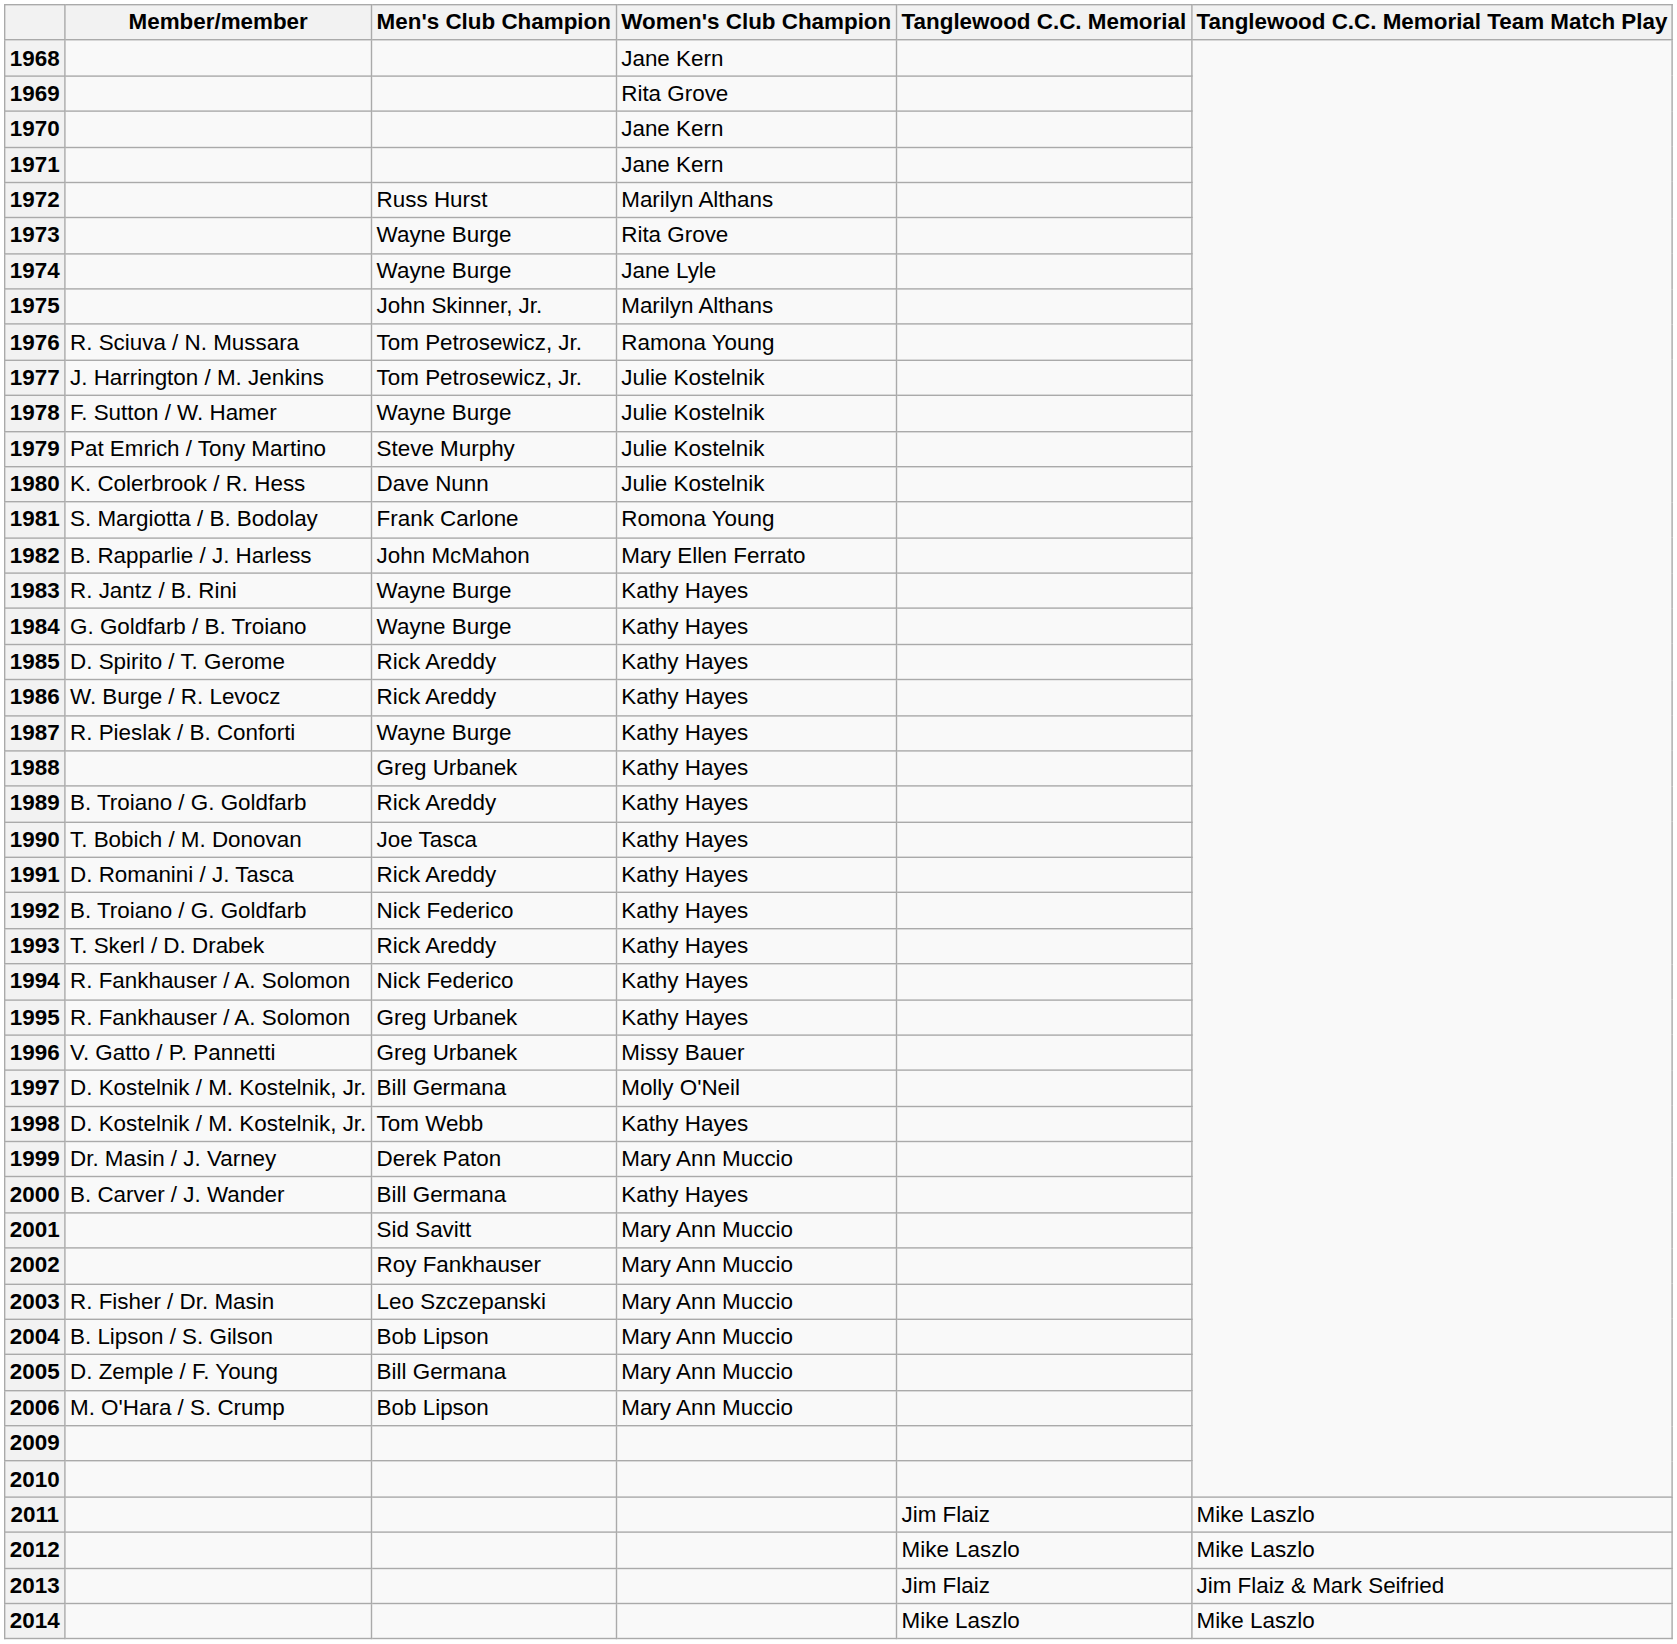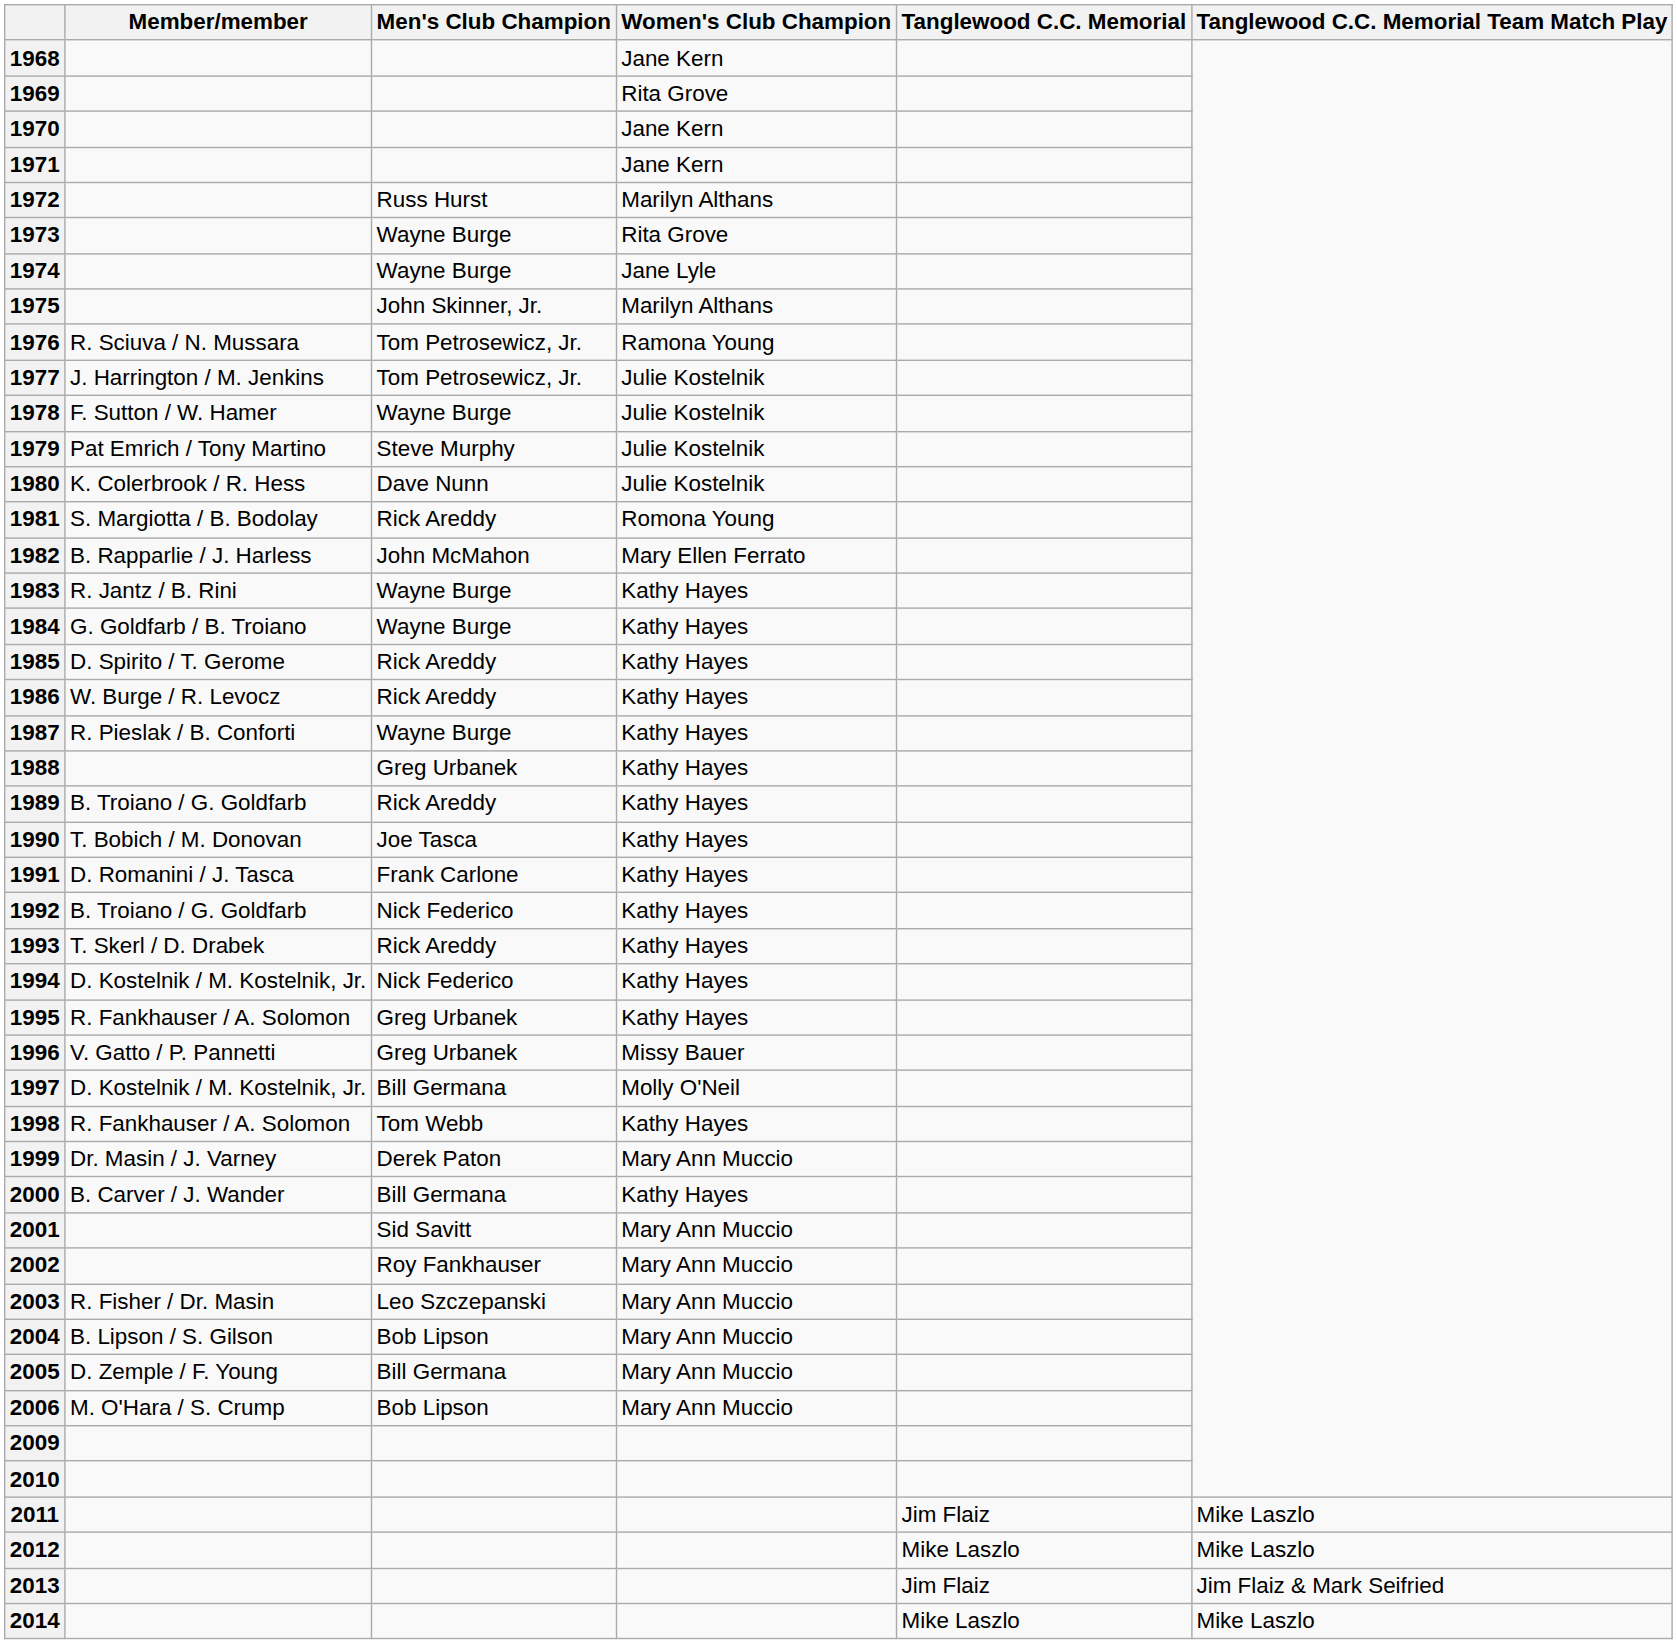(448, 519) Frank Carlone -> (436, 519) Rick Areddy
(436, 874) Rick Areddy -> (448, 874) Frank Carlone
(210, 981) R. Fankhauser / A. Solomon -> (218, 981) D. Kostelnik / M. Kostelnik, Jr.
(218, 1123) D. Kostelnik / M. Kostelnik, Jr. -> (210, 1123) R. Fankhauser / A. Solomon
